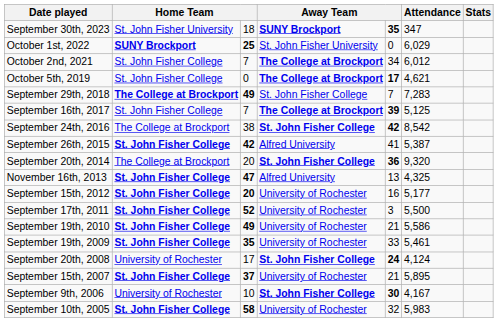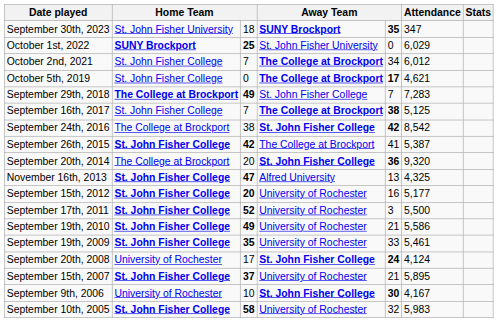(393, 111) 39 -> (393, 111) 38
(297, 144) Alfred University -> (317, 144) The College at Brockport
